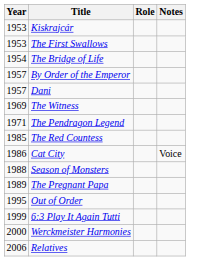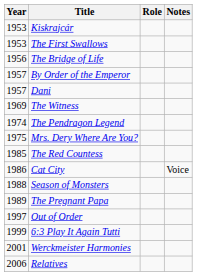(17, 59) 1954 -> (17, 59) 1956
(17, 122) 1971 -> (17, 122) 1974
+ row: (85, 138)
(17, 201) 1995 -> (17, 216) 1997
(17, 232) 2000 -> (17, 248) 2001
